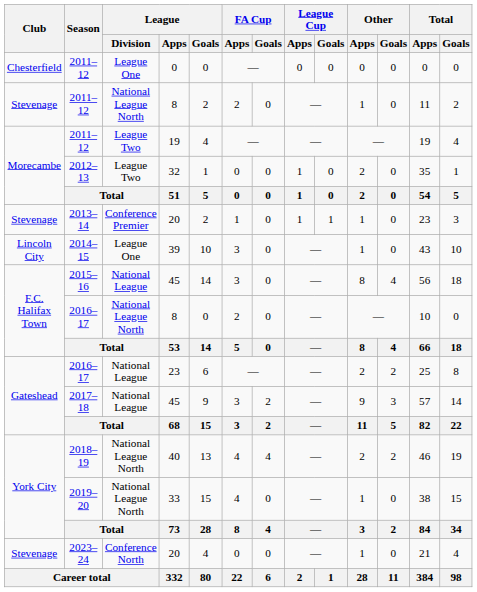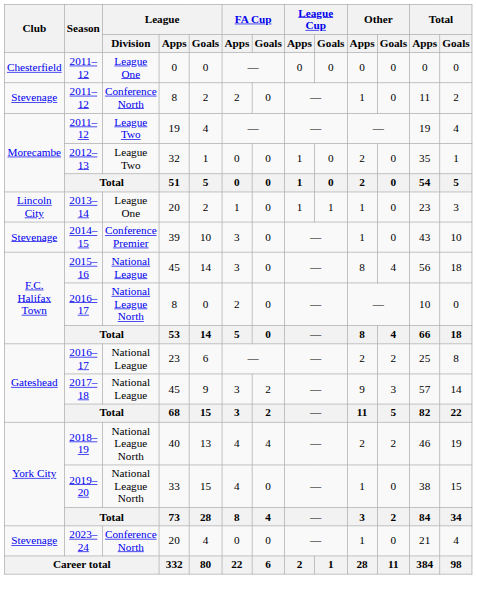(131, 104) National League North -> (131, 98) Conference North
(34, 219) Stevenage -> (34, 207) Lincoln City
(131, 219) Conference Premier -> (131, 207) League One
(34, 249) Lincoln City -> (34, 237) Stevenage
(131, 249) League One -> (131, 237) Conference Premier
